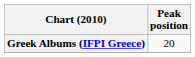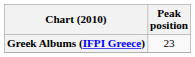(169, 43) 20 -> (169, 43) 23
